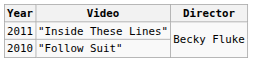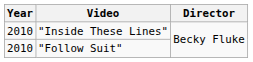(20, 31) 2011 -> (20, 31) 2010
